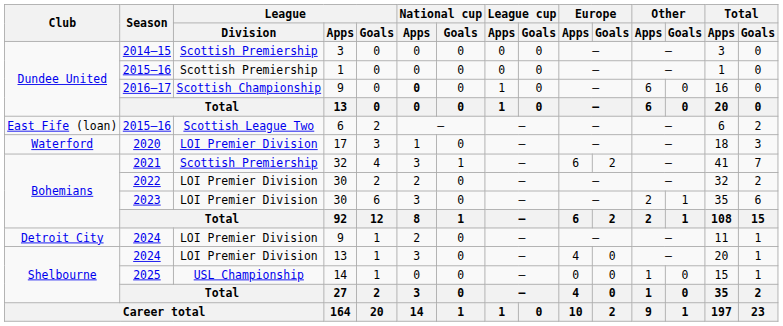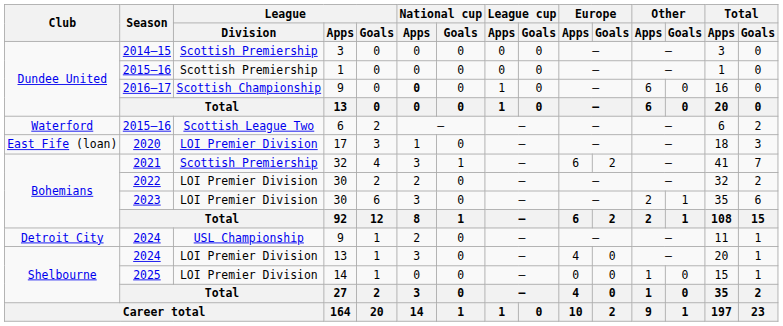(62, 126) East Fife (loan) -> (62, 126) Waterford
(62, 144) Waterford -> (62, 144) East Fife (loan)
(249, 238) LOI Premier Division -> (249, 238) USL Championship
(249, 275) USL Championship -> (249, 275) LOI Premier Division
